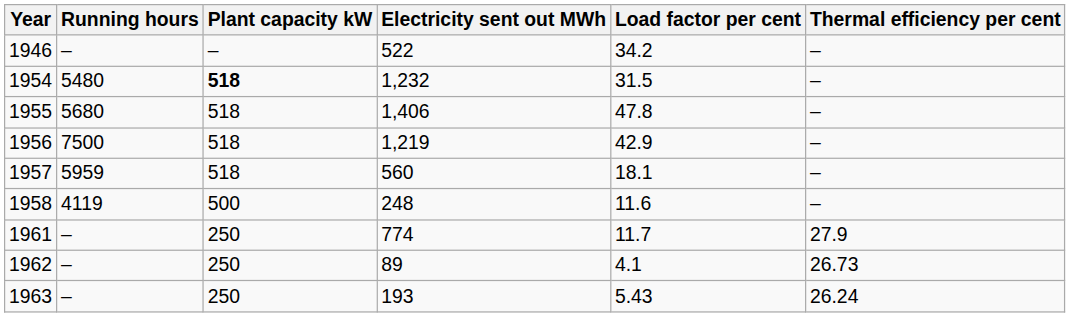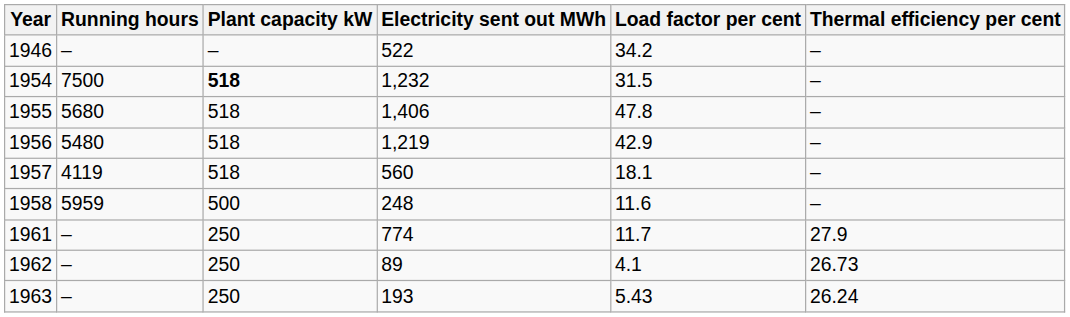(83, 81) 5480 -> (83, 81) 7500
(83, 142) 7500 -> (83, 142) 5480
(83, 173) 5959 -> (82, 173) 4119
(82, 204) 4119 -> (83, 204) 5959
